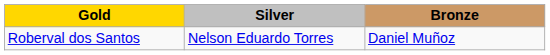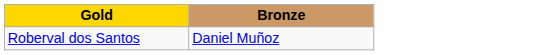- column: (275, 15)
